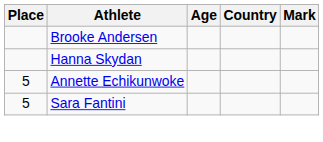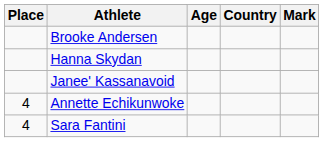+ row: (113, 81)
(26, 81) 5 -> (26, 103) 4
(26, 103) 5 -> (26, 125) 4
